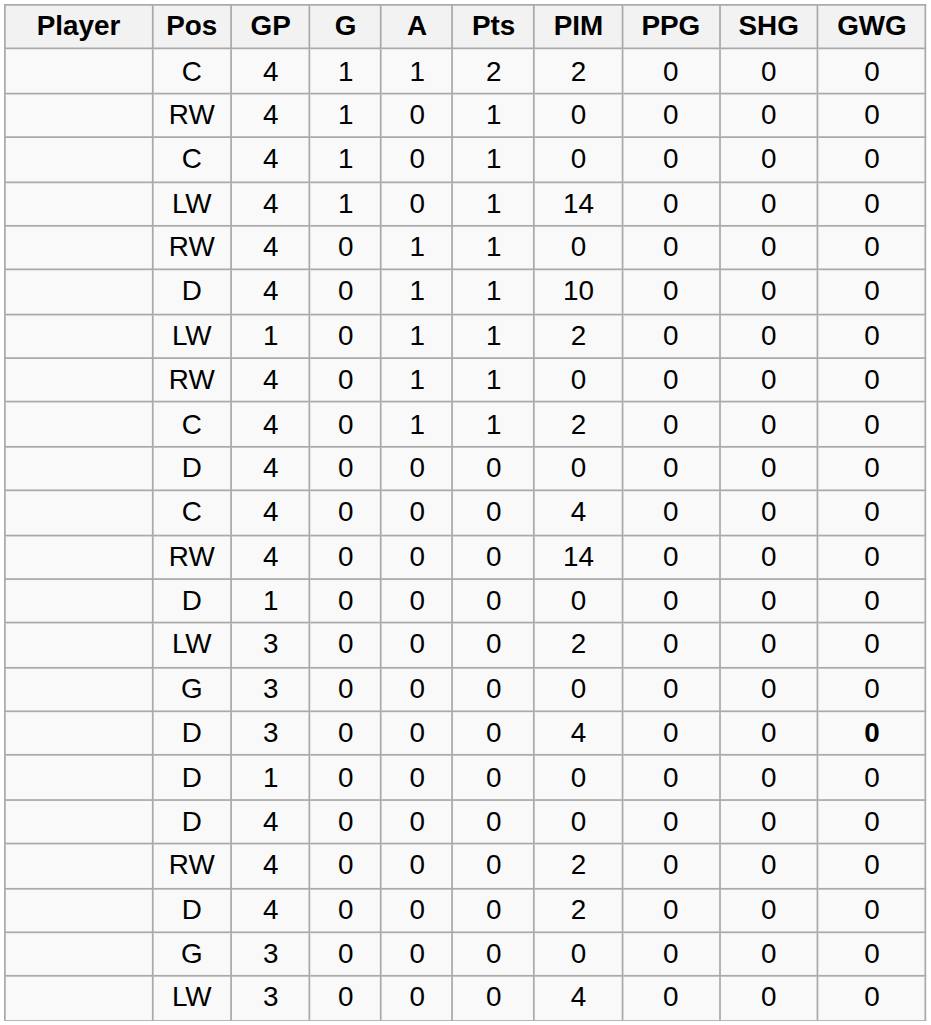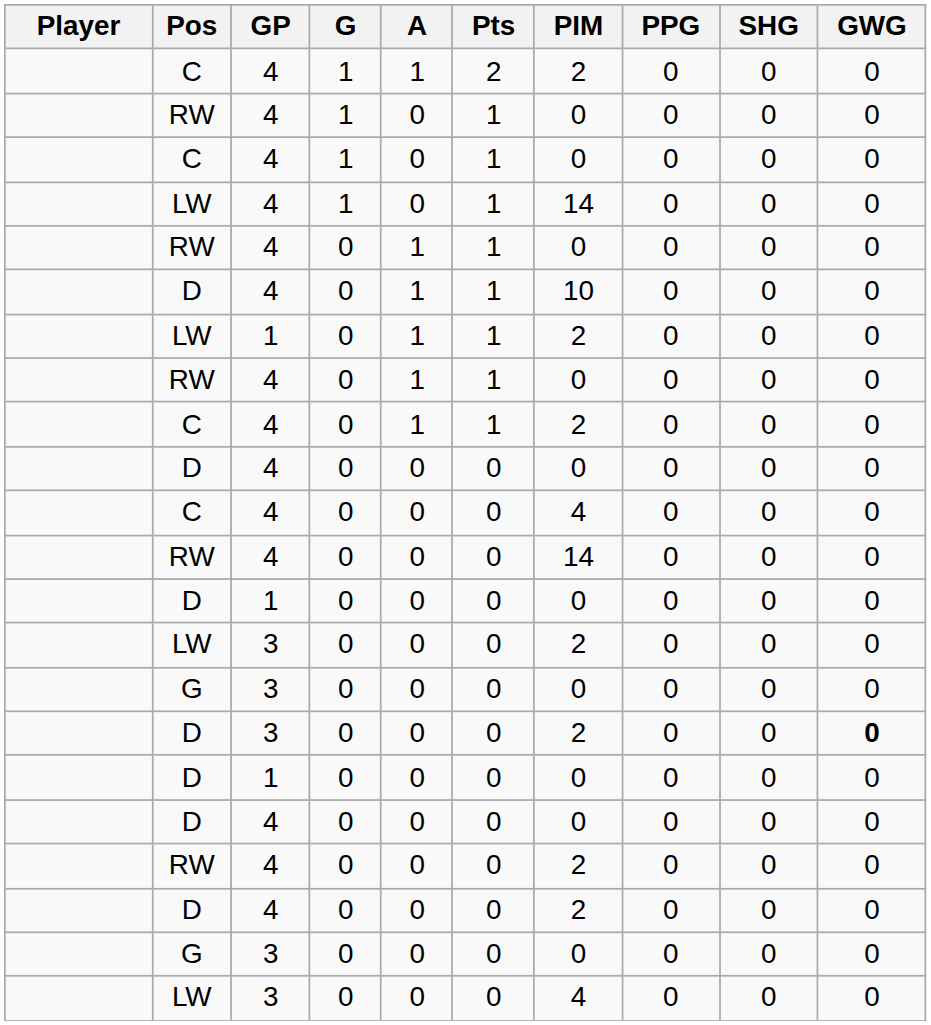(578, 733) 4 -> (578, 733) 2
